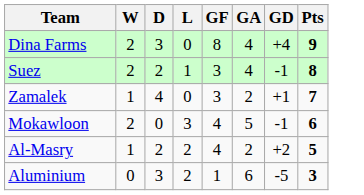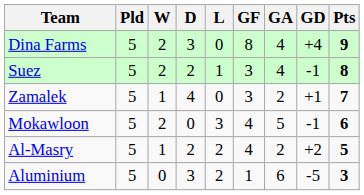+ column: (132, 17)
